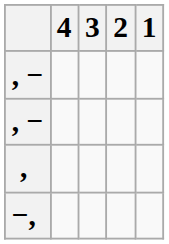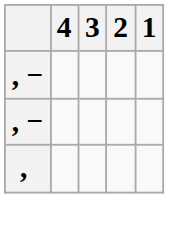- row: (27, 214)
